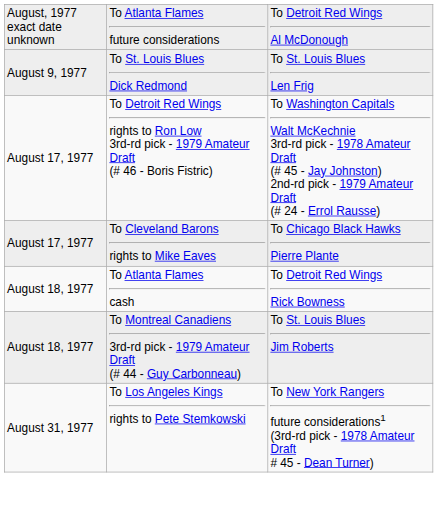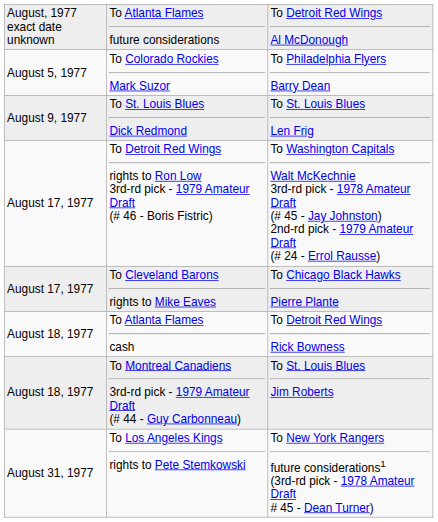+ row: (187, 72)
